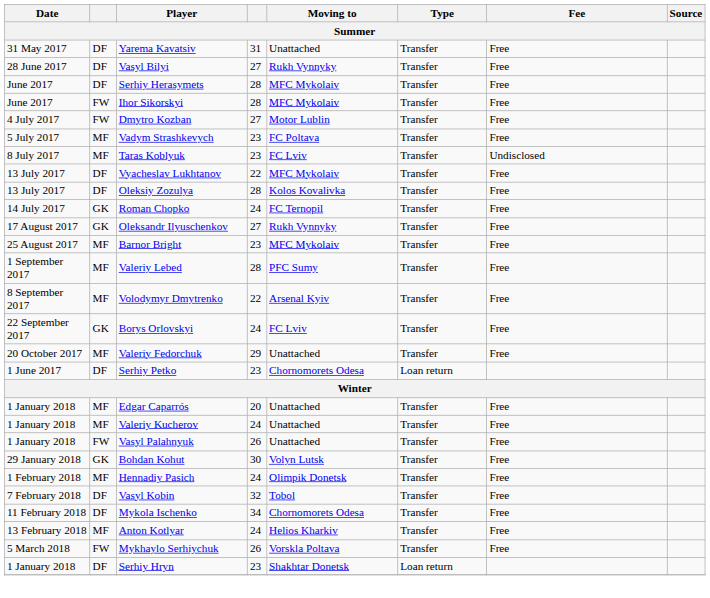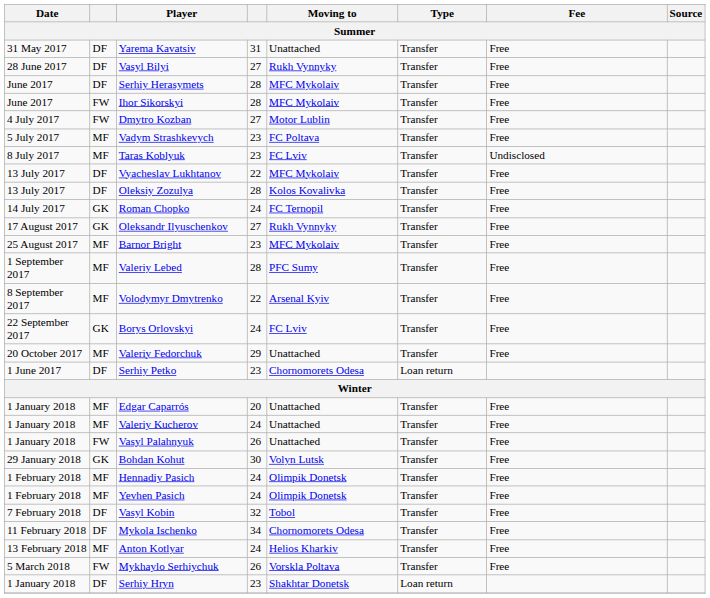+ row: (152, 495)
